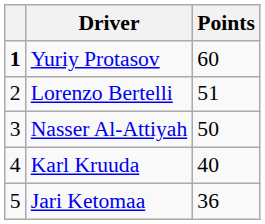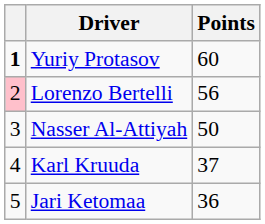(15, 93) no background -> (15, 93) pink background
(208, 93) 51 -> (208, 93) 56
(208, 165) 40 -> (208, 165) 37
